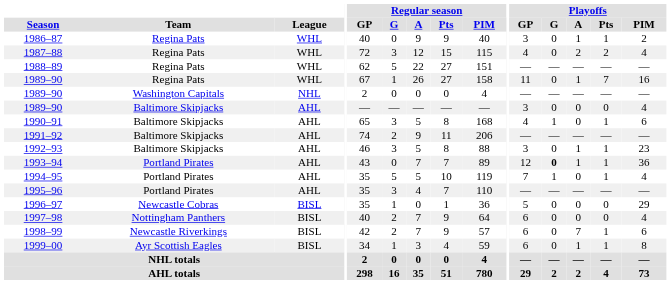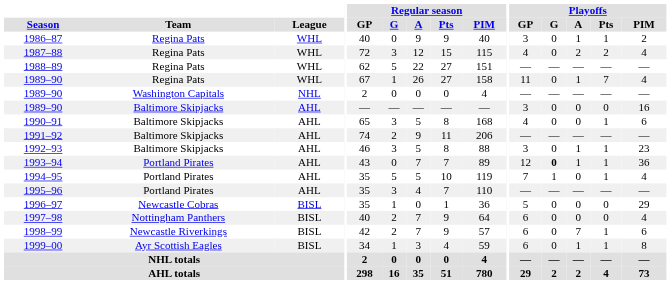(644, 80) 16 -> (644, 80) 4
(644, 107) 4 -> (644, 107) 16
(554, 121) 1 -> (554, 121) 0
